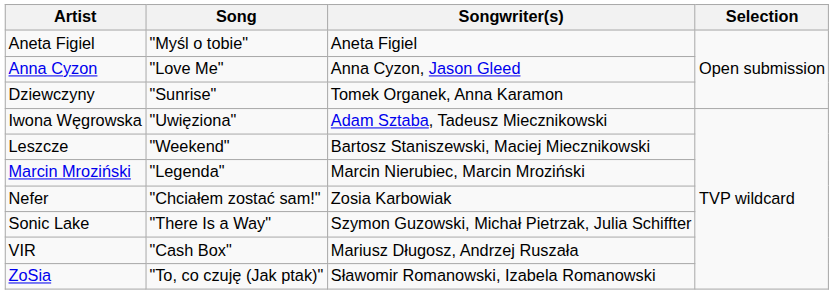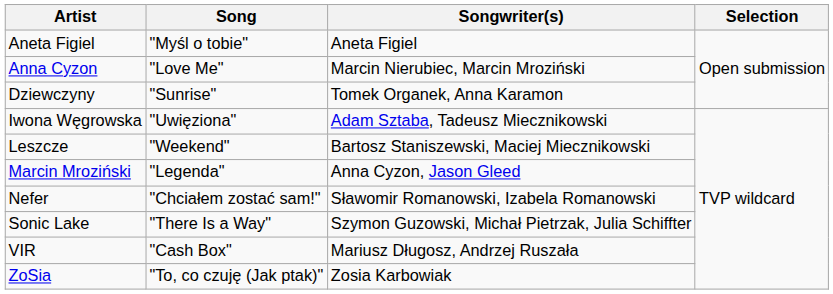(426, 69) Anna Cyzon, Jason Gleed -> (458, 69) Marcin Nierubiec, Marcin Mroziński
(458, 172) Marcin Nierubiec, Marcin Mroziński -> (426, 172) Anna Cyzon, Jason Gleed
(391, 198) Zosia Karbowiak -> (493, 198) Sławomir Romanowski, Izabela Romanowski
(493, 276) Sławomir Romanowski, Izabela Romanowski -> (391, 276) Zosia Karbowiak
